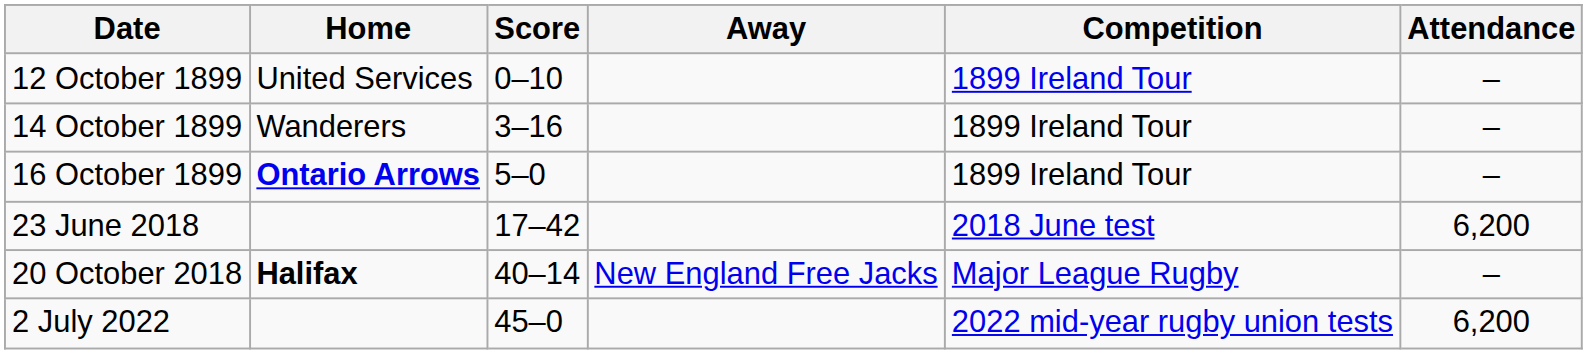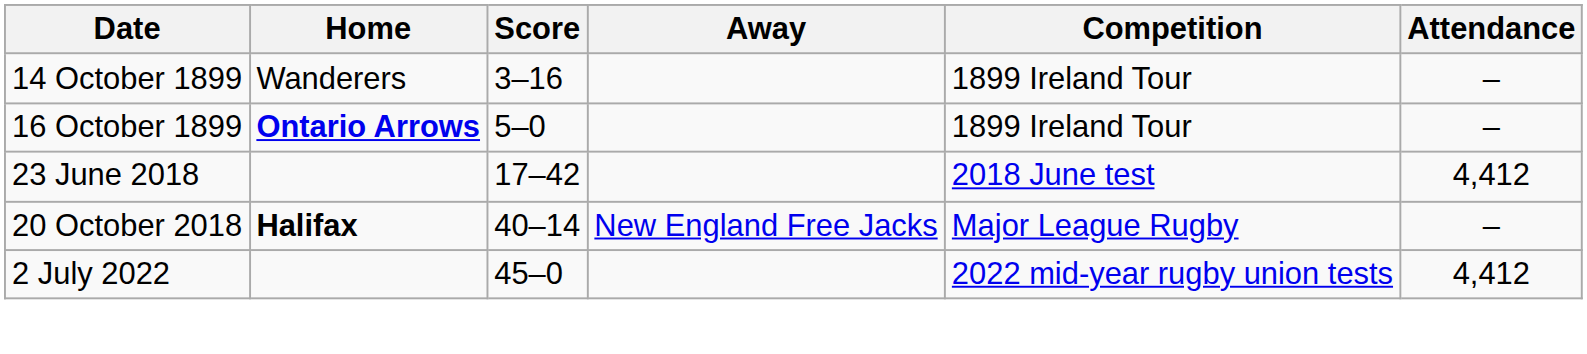- row: (127, 77)
(1491, 224) 6,200 -> (1491, 175) 4,412
(1491, 322) 6,200 -> (1491, 273) 4,412
